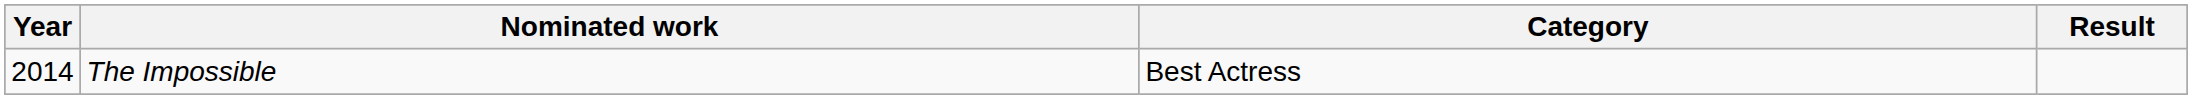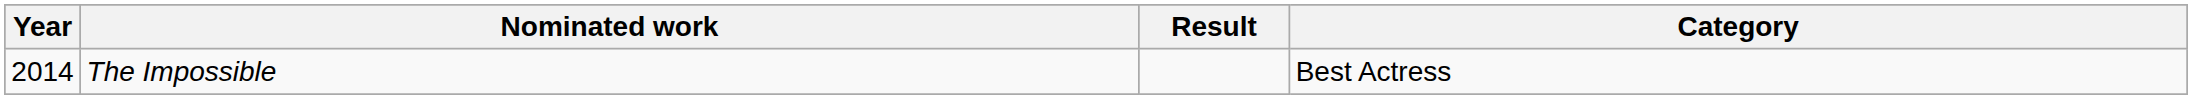columns swapped: (1588, 26) <-> (2112, 26)
